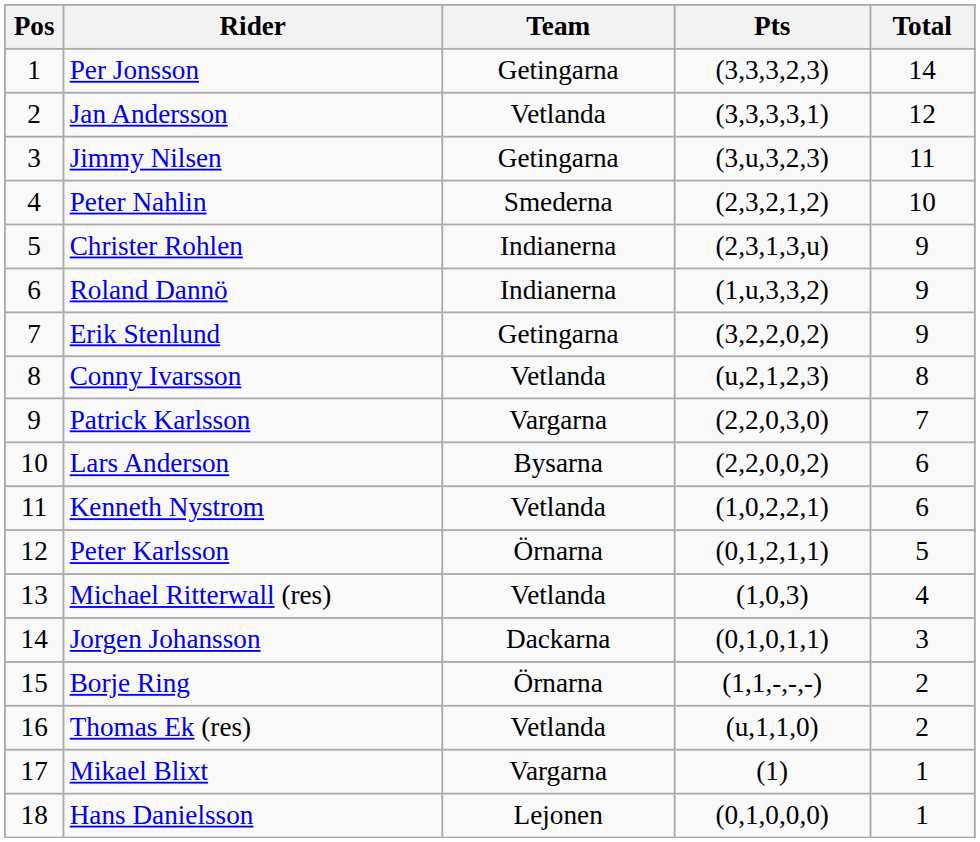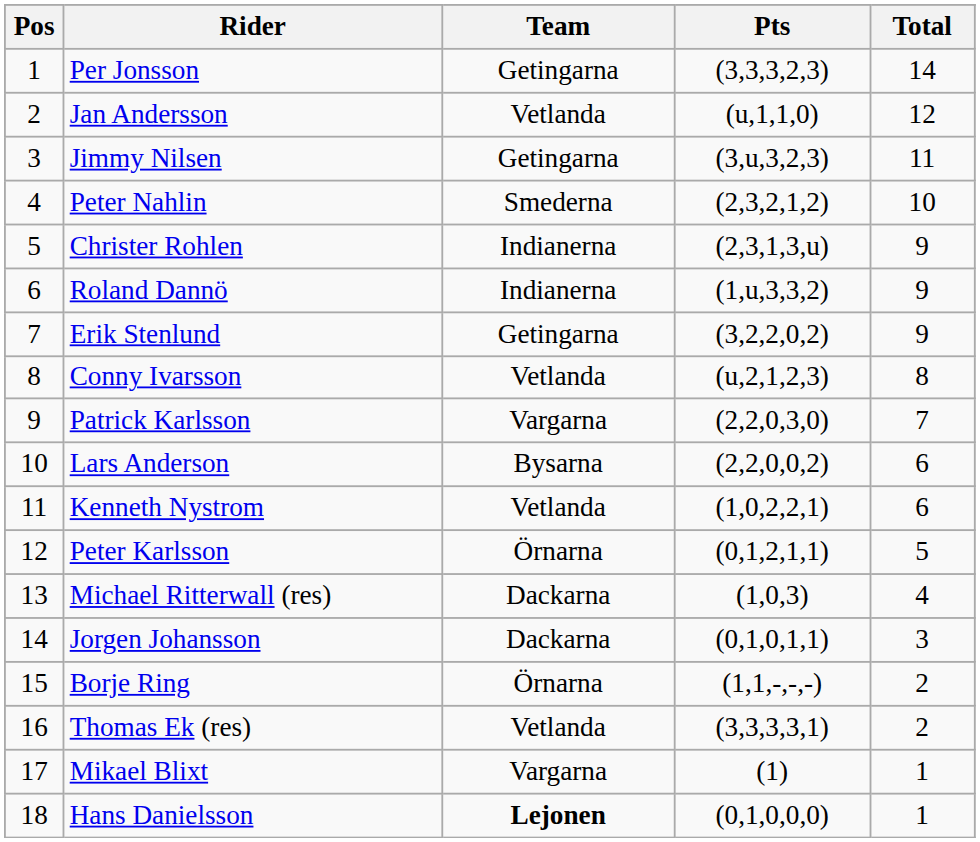(772, 113) (3,3,3,3,1) -> (772, 113) (u,1,1,0)
(558, 595) Vetlanda -> (558, 595) Dackarna
(772, 727) (u,1,1,0) -> (772, 727) (3,3,3,3,1)
(558, 814) normal -> (558, 814) bold
